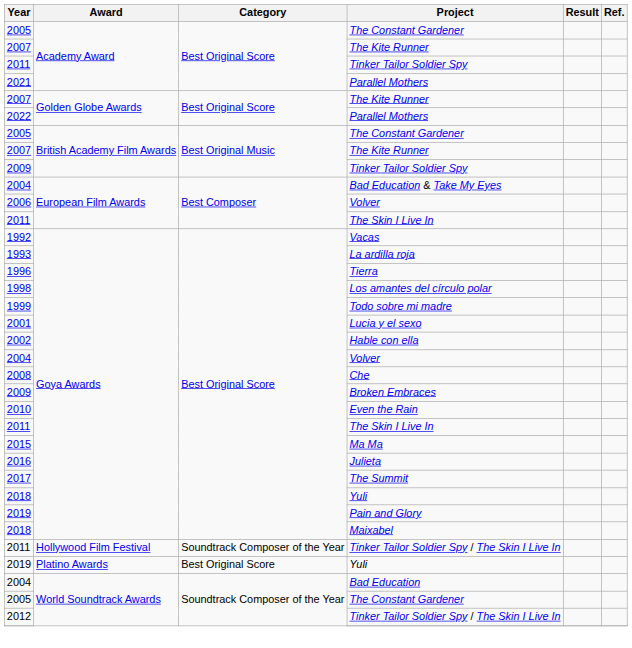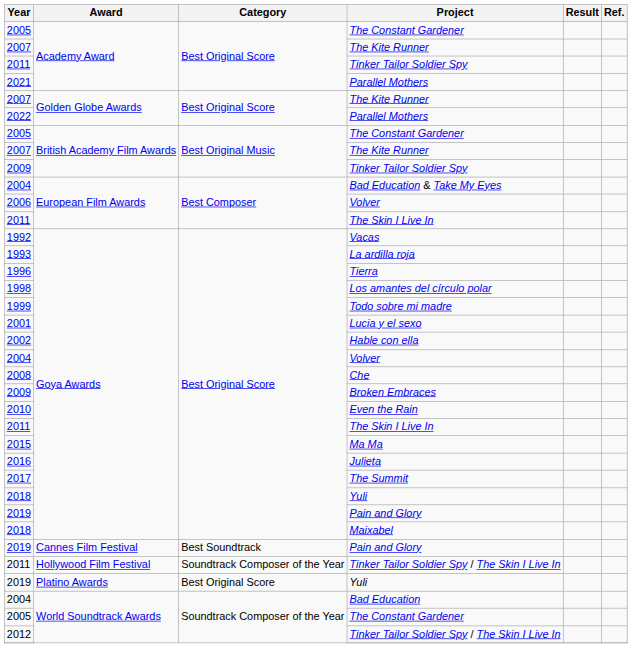+ row: (87, 548)
